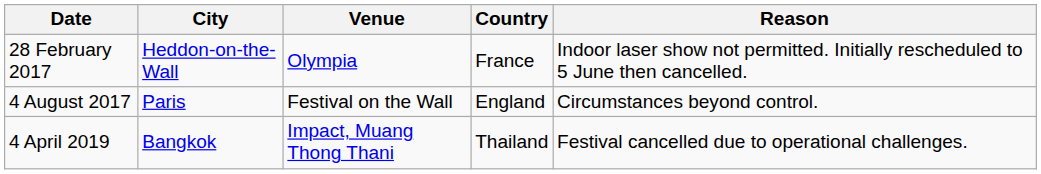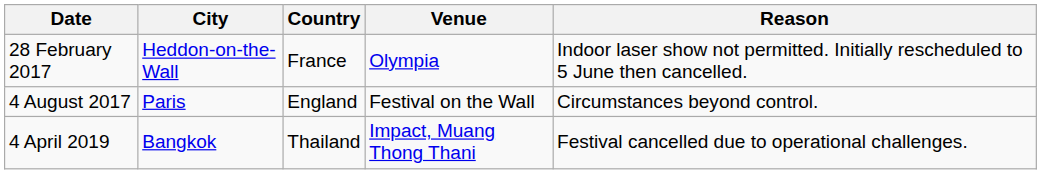columns swapped: (512, 19) <-> (377, 19)
